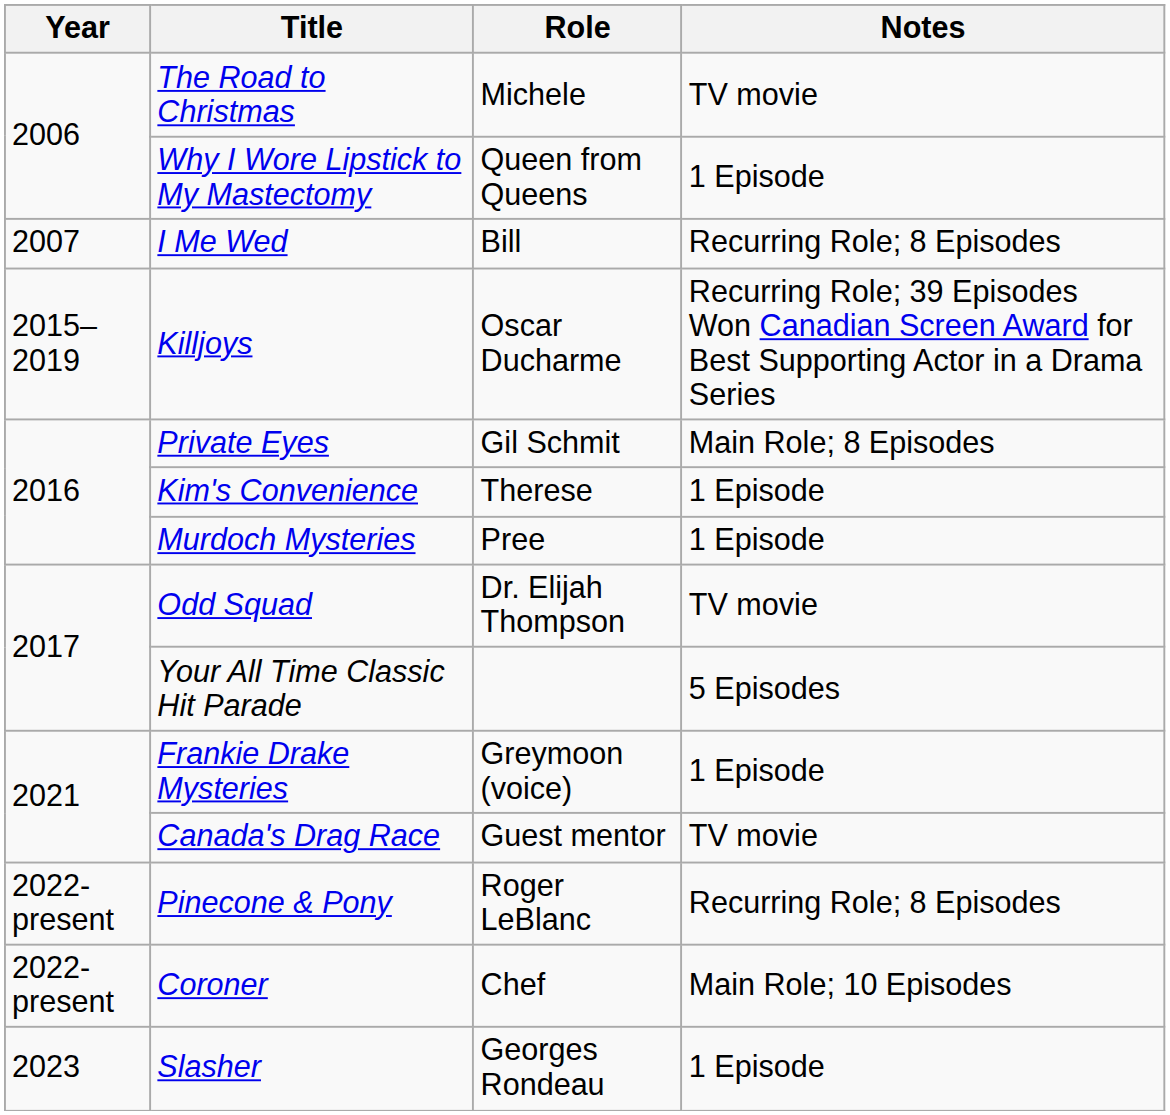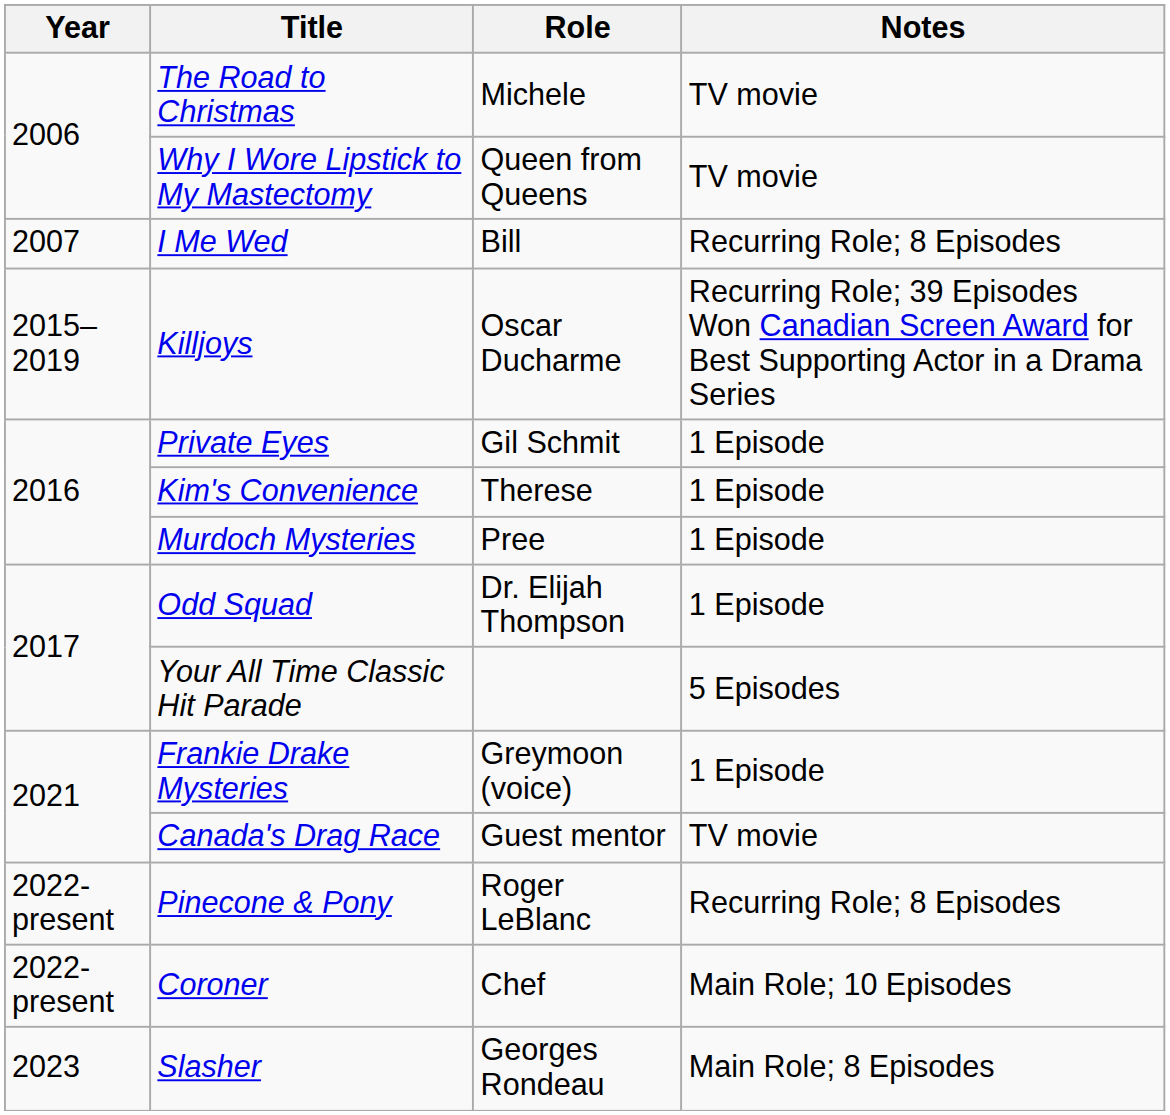(757, 177) 1 Episode -> (753, 177) TV movie
(842, 442) Main Role; 8 Episodes -> (757, 442) 1 Episode
(753, 605) TV movie -> (757, 605) 1 Episode
(757, 1068) 1 Episode -> (842, 1068) Main Role; 8 Episodes
